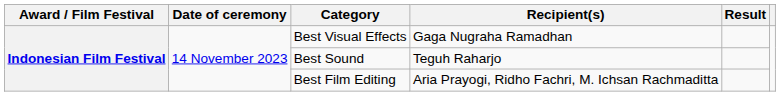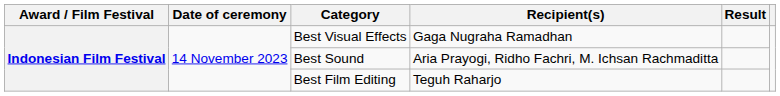(457, 58) Teguh Raharjo -> (566, 58) Aria Prayogi, Ridho Fachri, M. Ichsan Rachmaditta
(566, 79) Aria Prayogi, Ridho Fachri, M. Ichsan Rachmaditta -> (457, 79) Teguh Raharjo
